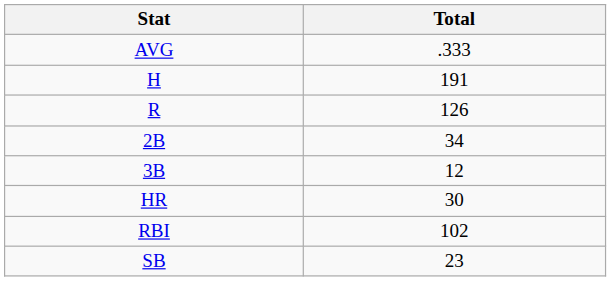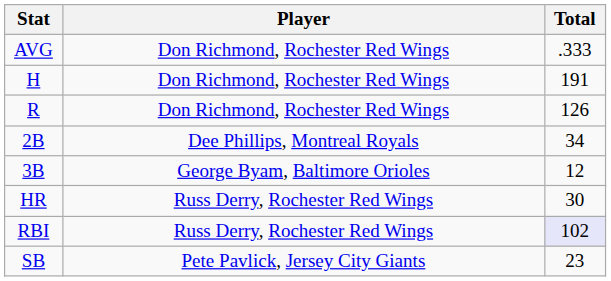+ column: (303, 19)
(454, 230) no background -> (575, 230) lavender background
